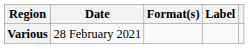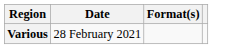- column: (220, 14)
